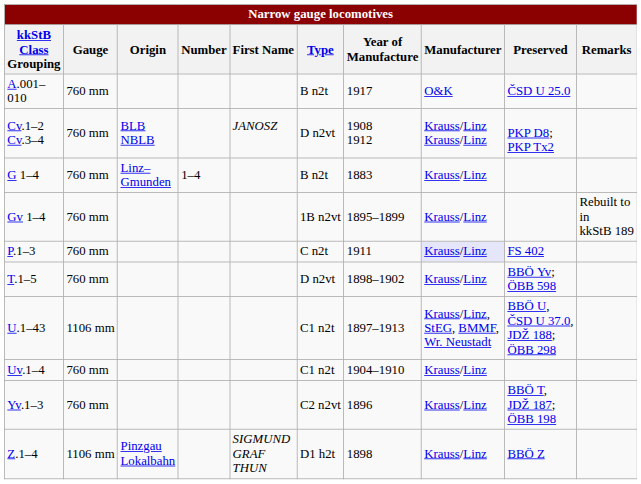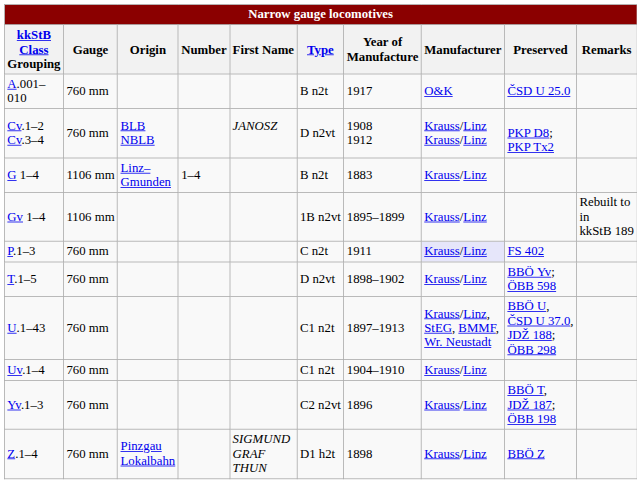(88, 175) 760 mm -> (90, 175) 1106 mm
(88, 216) 760 mm -> (90, 216) 1106 mm
(90, 328) 1106 mm -> (88, 328) 760 mm
(90, 453) 1106 mm -> (88, 453) 760 mm
